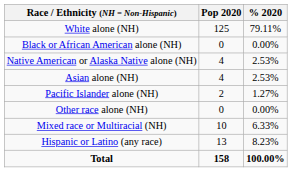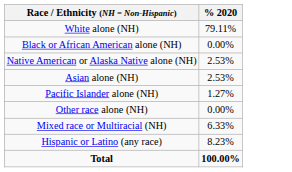- column: (221, 12)
